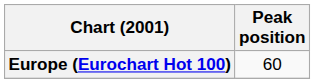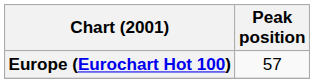(272, 64) 60 -> (272, 64) 57
